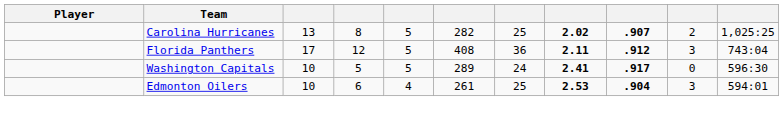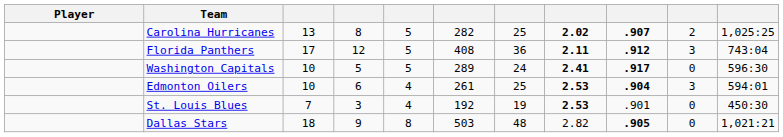+ row: (197, 105)
+ row: (187, 123)
